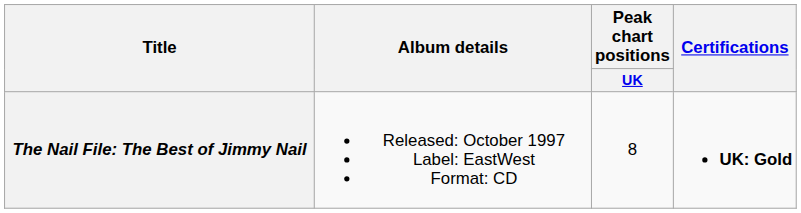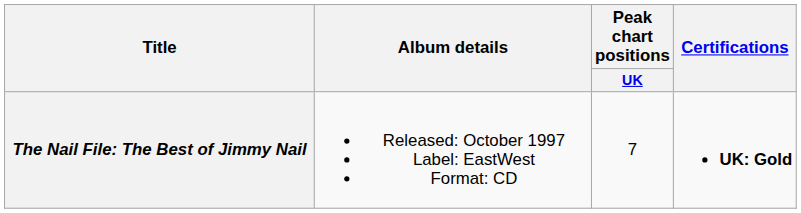(632, 149) 8 -> (632, 149) 7
